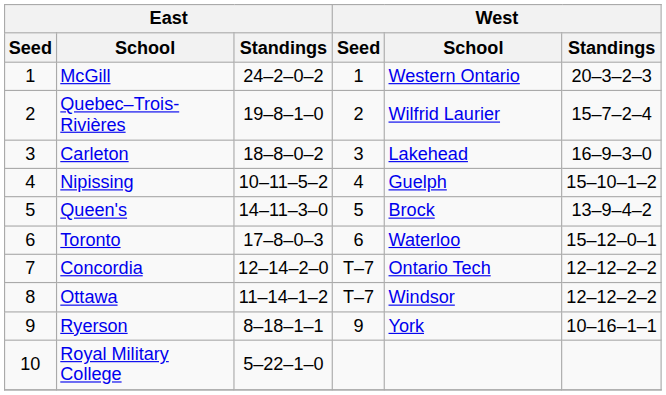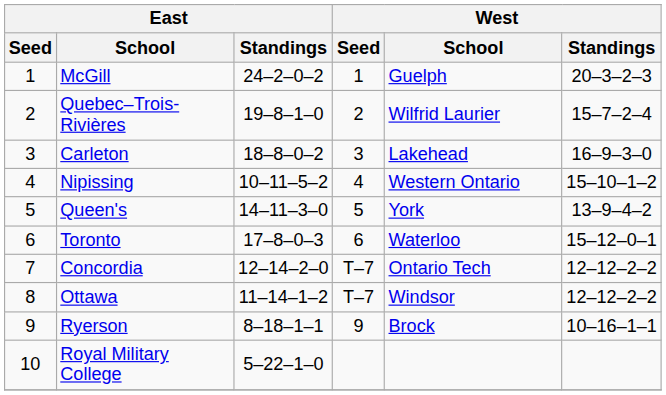(454, 76) Western Ontario -> (418, 76) Guelph
(418, 182) Guelph -> (454, 182) Western Ontario
(412, 211) Brock -> (406, 211) York
(406, 325) York -> (412, 325) Brock
